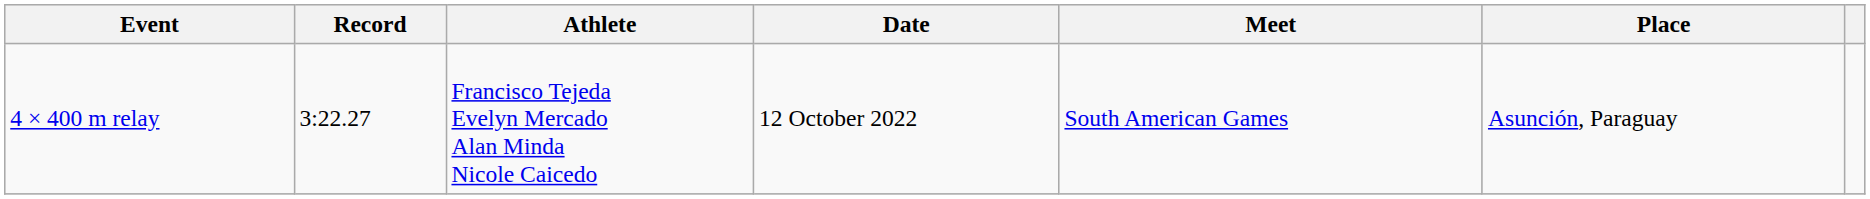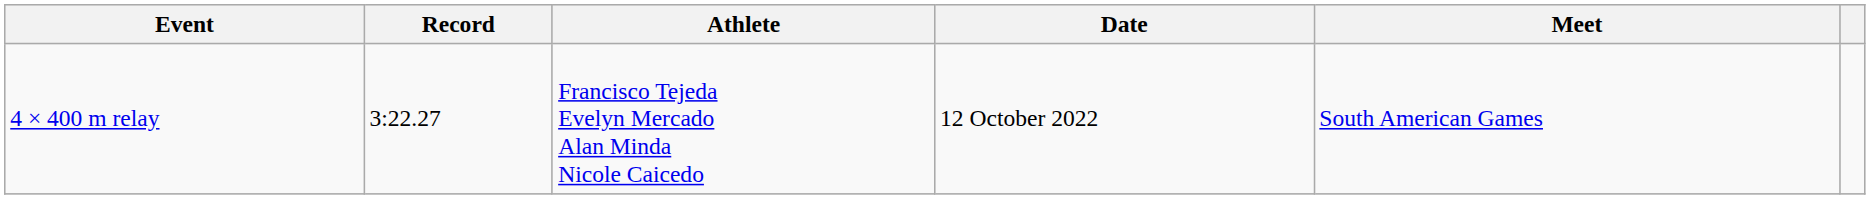- column: (1664, 24)
